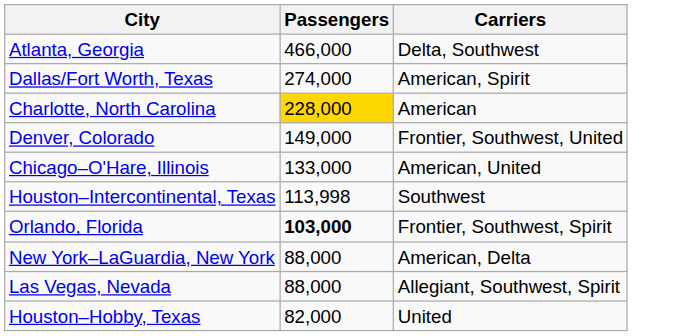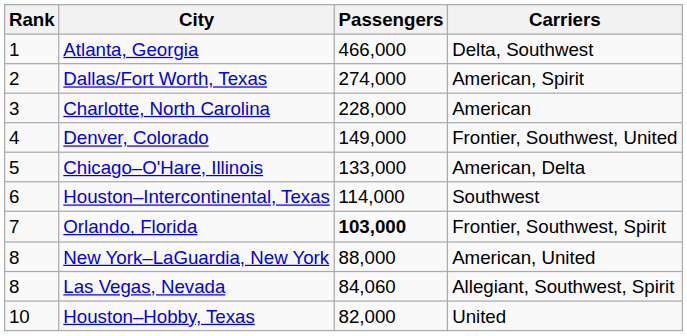+ column: (32, 20)
(318, 108) gold background -> (372, 108) no background
(469, 168) American, United -> (519, 168) American, Delta
(317, 197) 113,998 -> (372, 197) 114,000
(464, 256) American, Delta -> (524, 256) American, United
(313, 286) 88,000 -> (367, 286) 84,060
